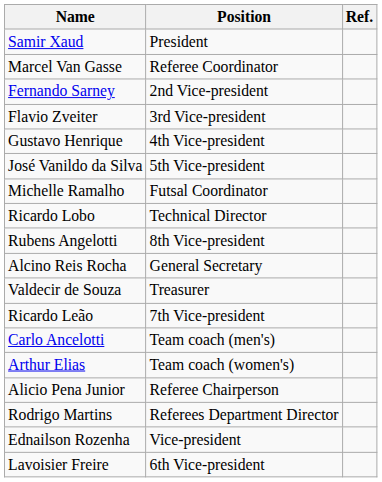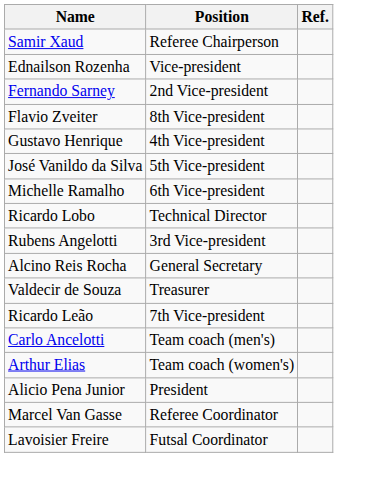(179, 41) President -> (214, 41) Referee Chairperson
rows swapped: (69, 439) <-> (65, 66)
(208, 116) 3rd Vice-president -> (207, 116) 8th Vice-president
(209, 191) Futsal Coordinator -> (207, 191) 6th Vice-president
(207, 240) 8th Vice-president -> (208, 240) 3rd Vice-president
(214, 389) Referee Chairperson -> (179, 389) President
- row: (60, 414)
(207, 464) 6th Vice-president -> (209, 439) Futsal Coordinator
